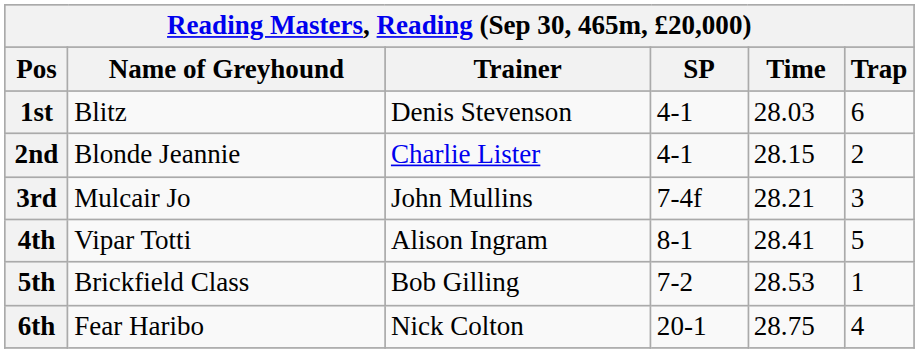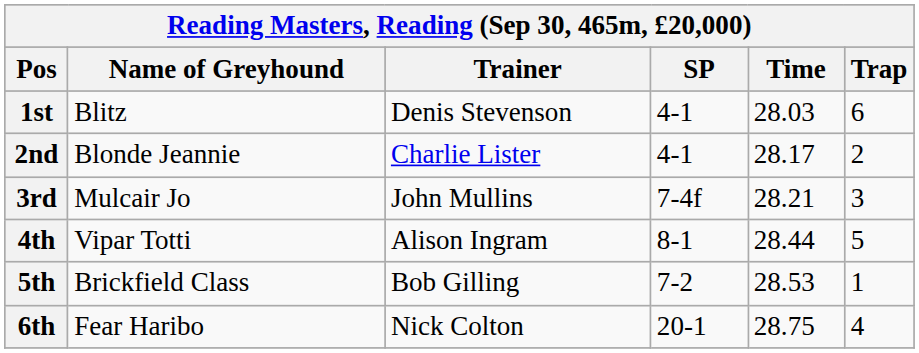(784, 154) 28.15 -> (784, 154) 28.17
(784, 240) 28.41 -> (784, 240) 28.44
